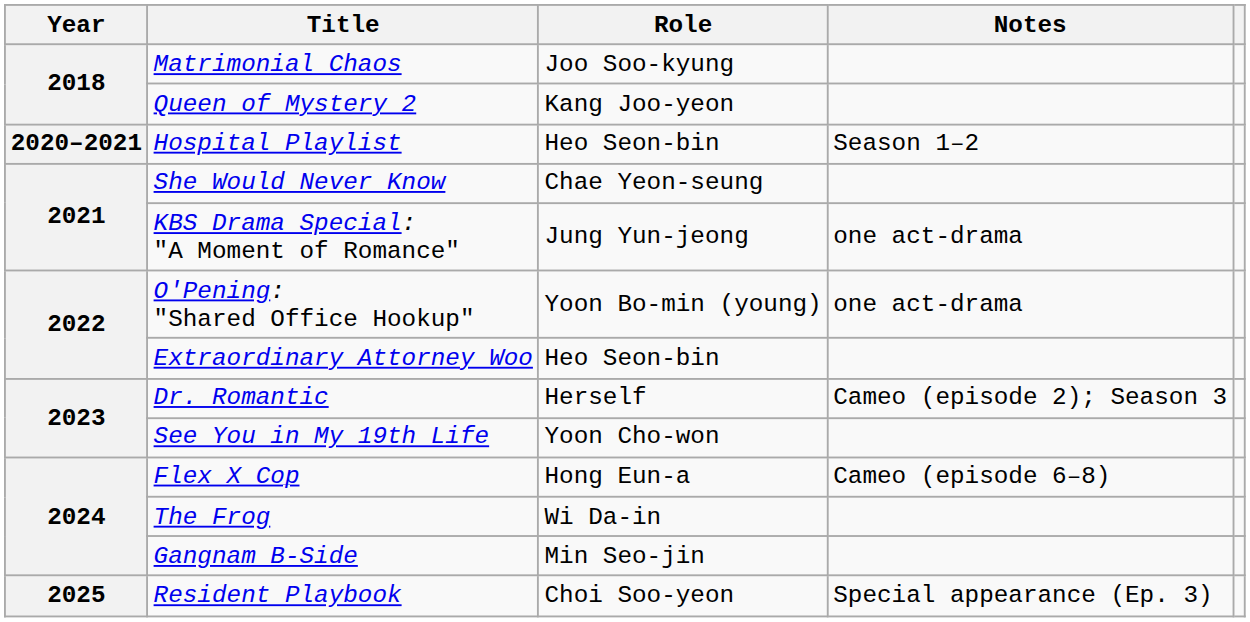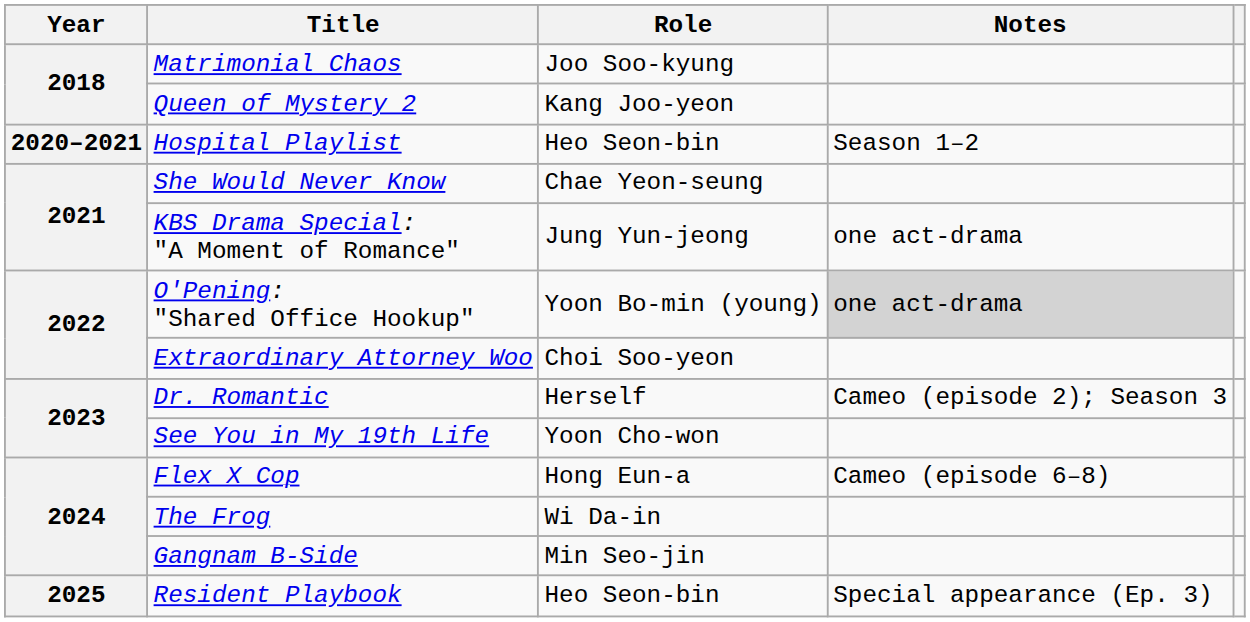(928, 305) no background -> (928, 305) lightgrey background
(632, 358) Heo Seon-bin -> (639, 358) Choi Soo-yeon
(639, 596) Choi Soo-yeon -> (632, 596) Heo Seon-bin
